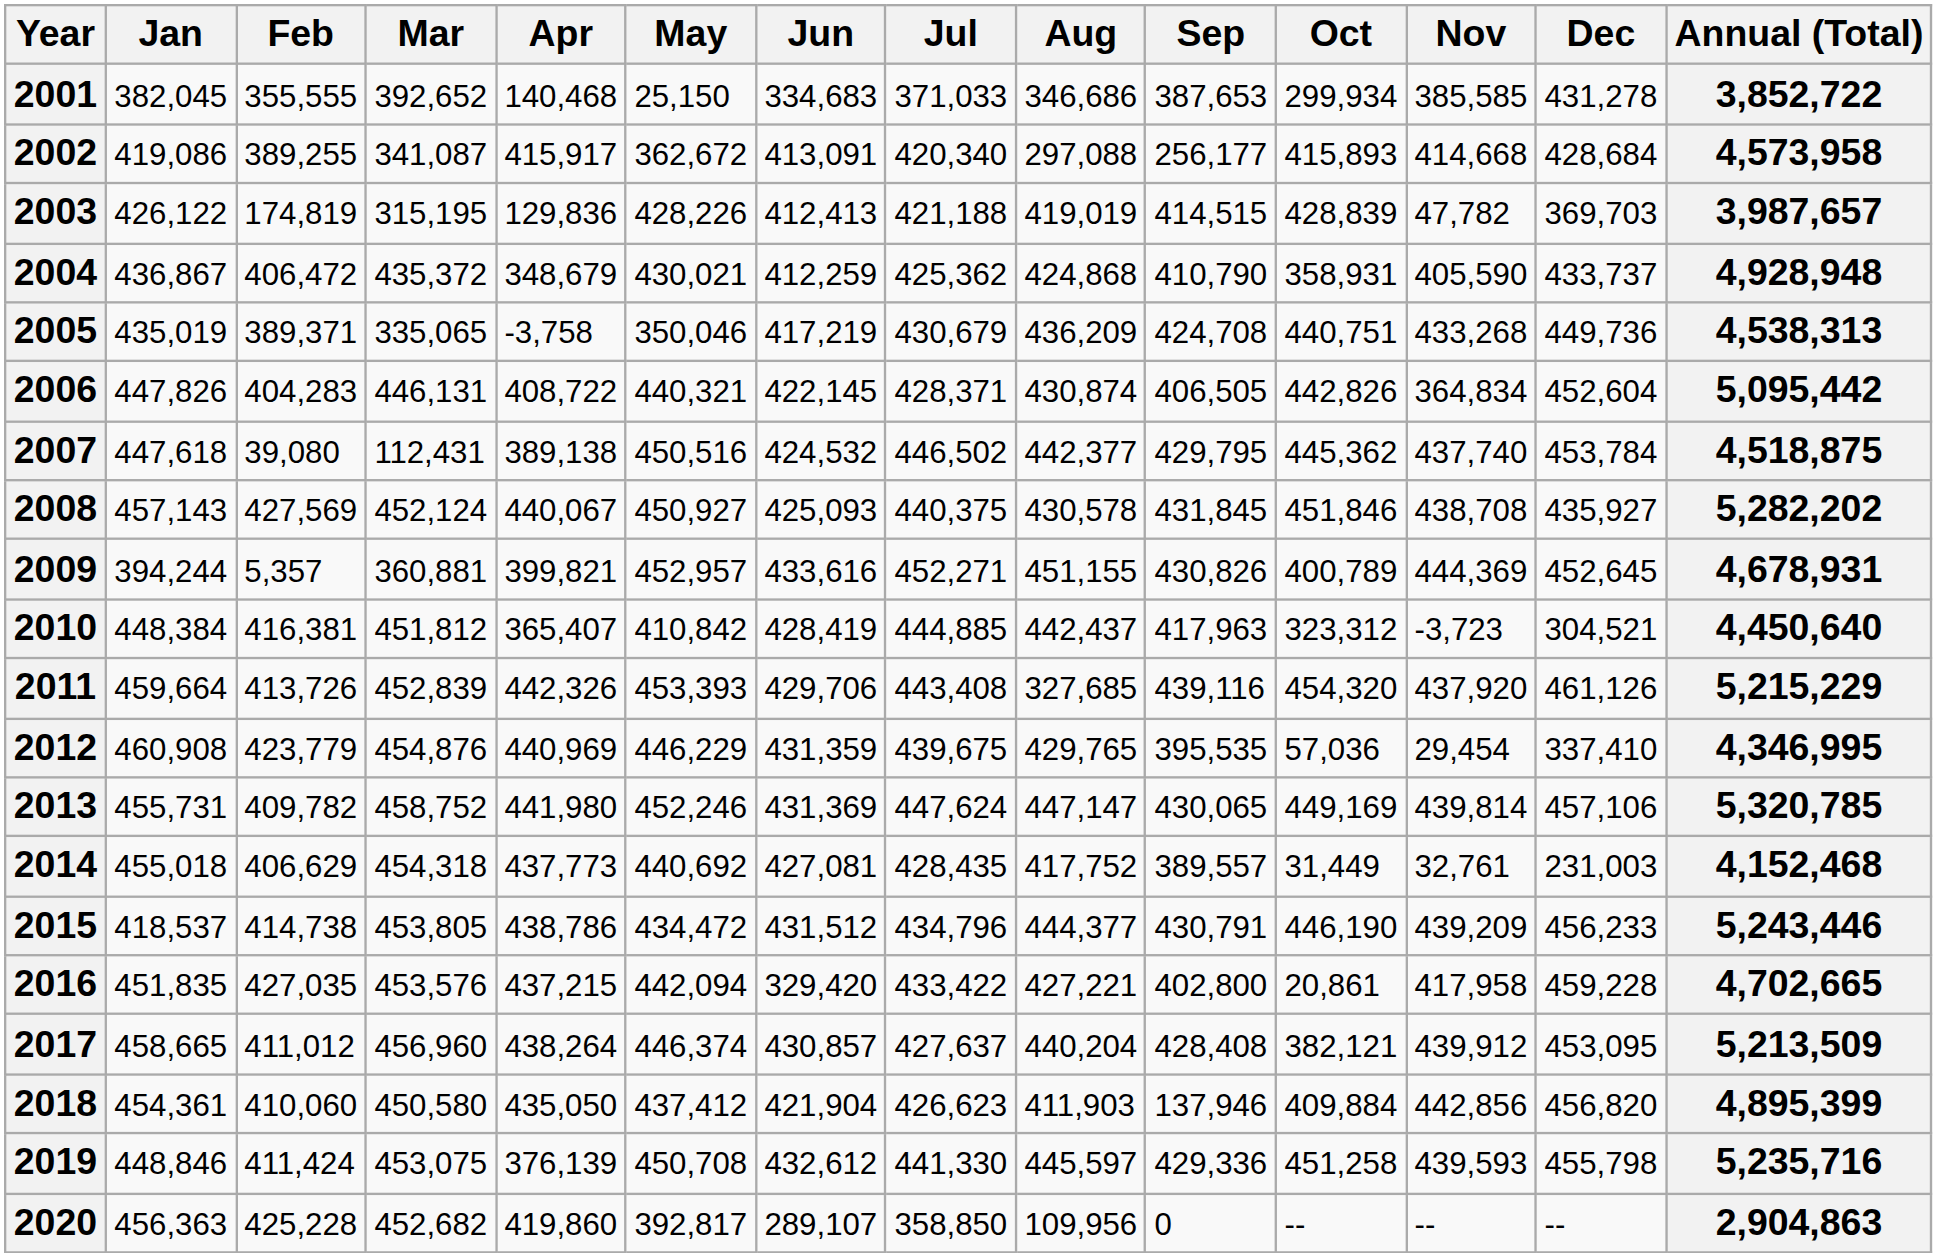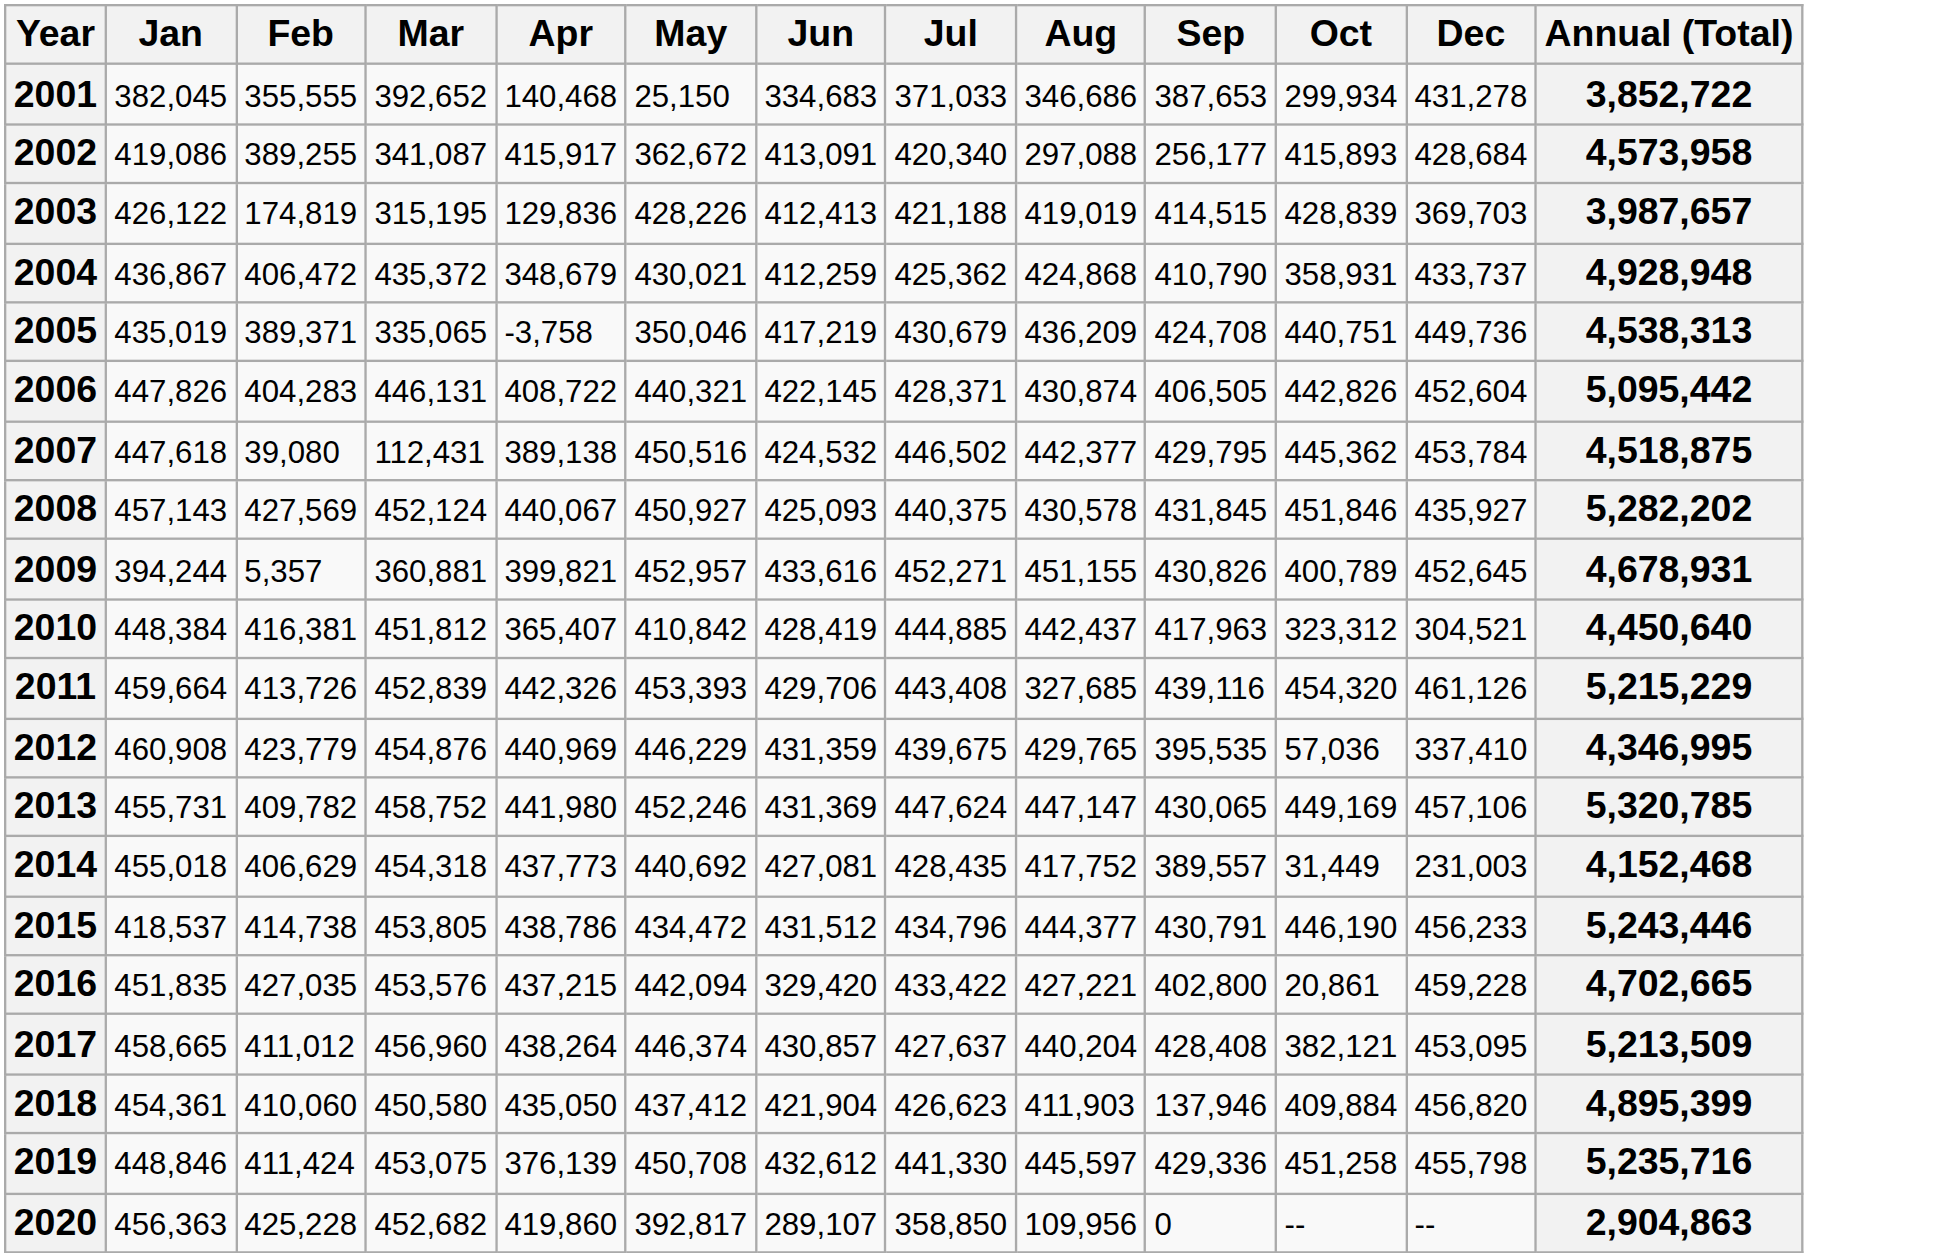- column: (1471, 34)
